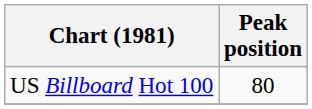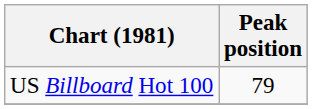(263, 85) 80 -> (263, 85) 79
